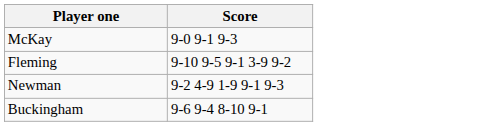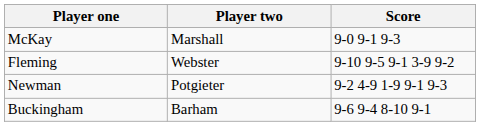+ column: (249, 16)
